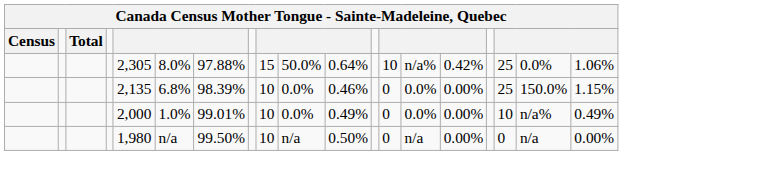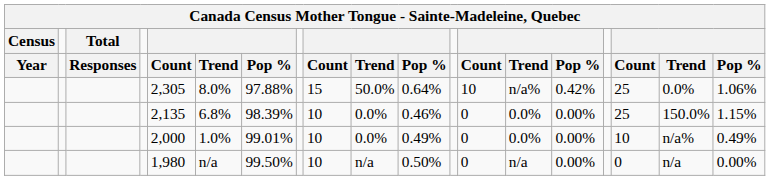+ row: (31, 65)
